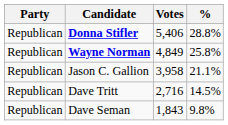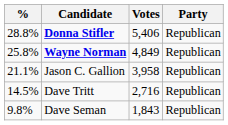columns swapped: (35, 14) <-> (205, 14)
